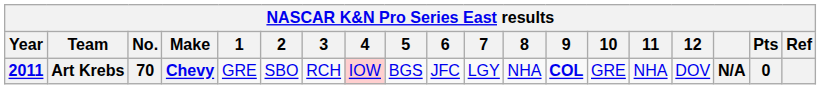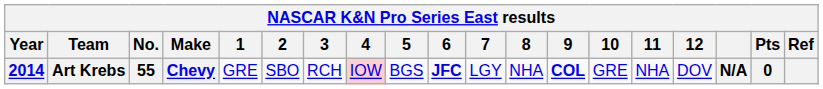(26, 71) 2011 -> (26, 71) 2014
(145, 71) 70 -> (146, 71) 55
(445, 71) normal -> (447, 71) bold
